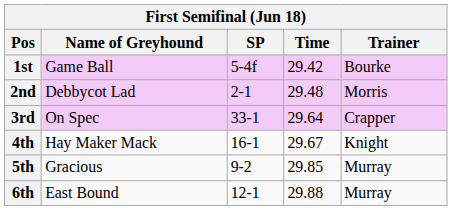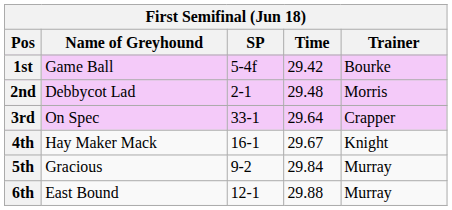(305, 167) 29.85 -> (305, 167) 29.84
